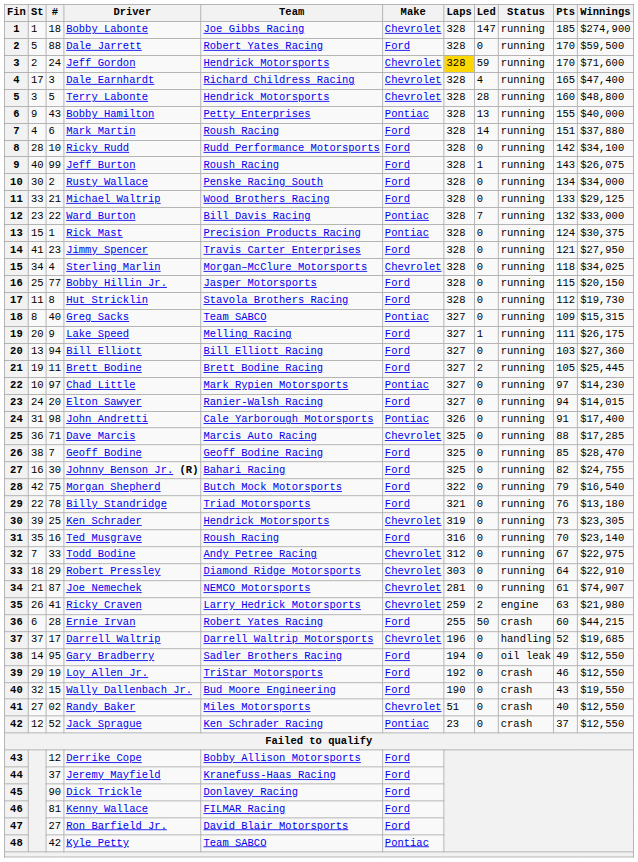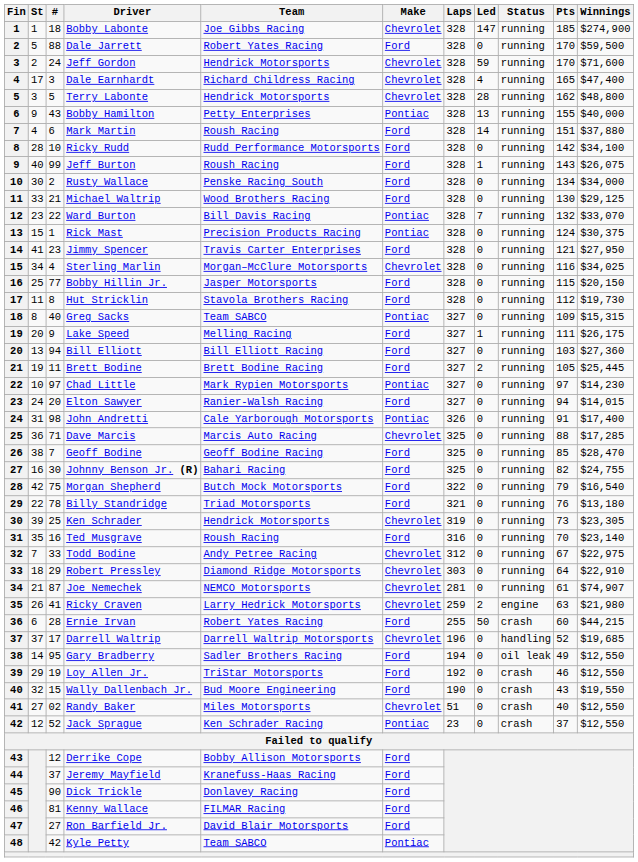(456, 64) gold background -> (456, 64) no background
(566, 98) 160 -> (566, 98) 162
(566, 200) 133 -> (566, 200) 130
(602, 217) $33,000 -> (602, 217) $33,070
(566, 267) 118 -> (566, 267) 116
